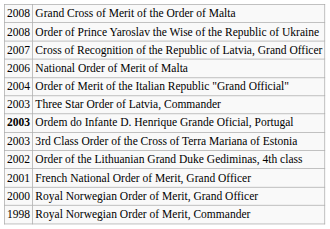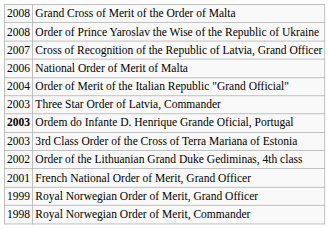(19, 196) 2000 -> (19, 196) 1999
